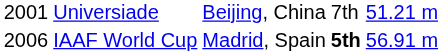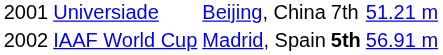(26, 40) 2006 -> (26, 40) 2002
